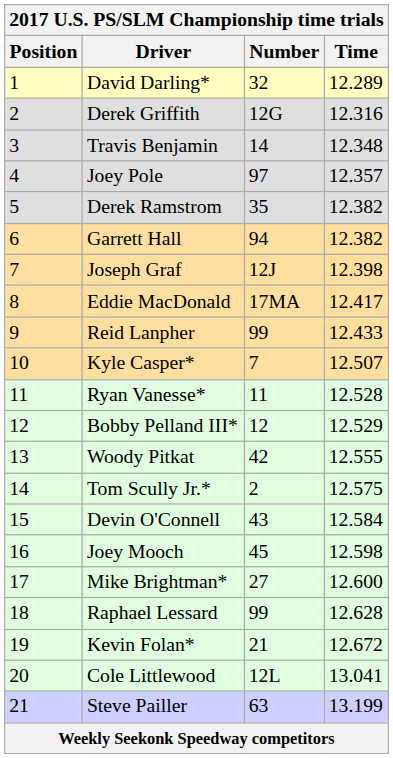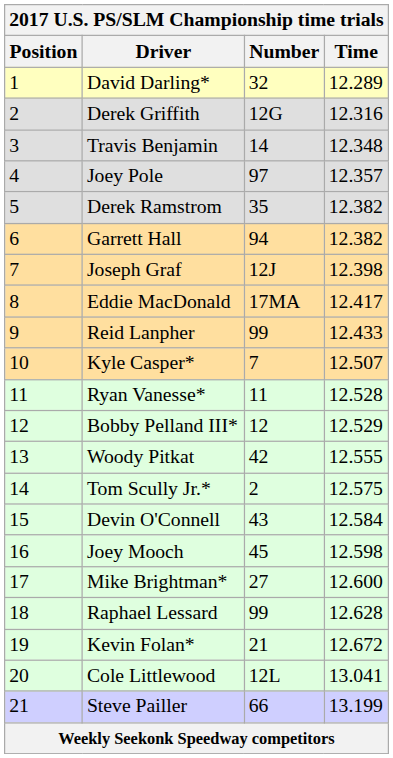(259, 706) 63 -> (259, 706) 66
